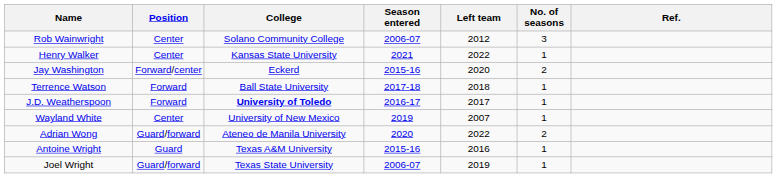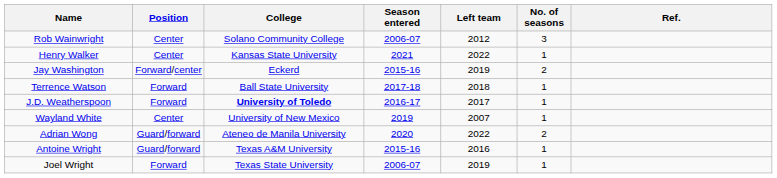(479, 70) 2020 -> (479, 70) 2019
(169, 149) Guard -> (169, 149) Guard/forward
(169, 165) Guard/forward -> (169, 165) Forward
